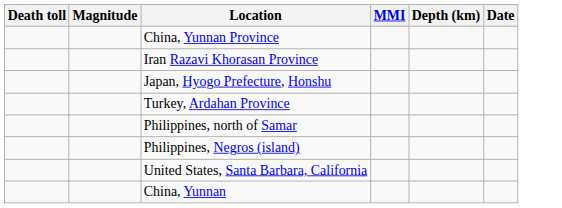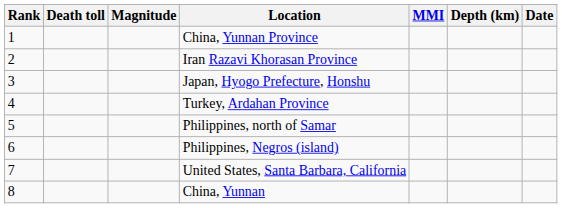+ column: (24, 15)
